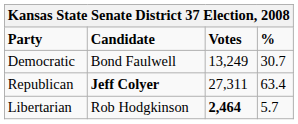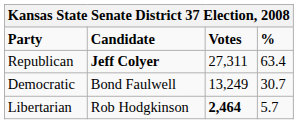rows swapped: (41, 84) <-> (41, 61)
